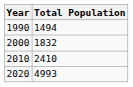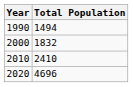(45, 74) 4993 -> (45, 74) 4696
